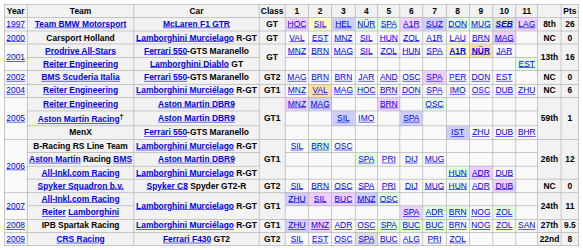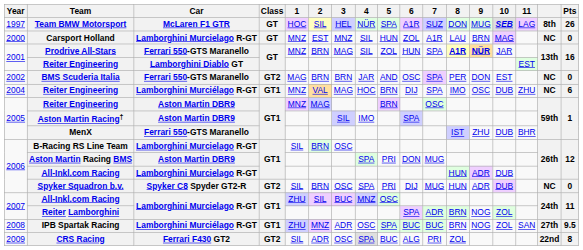(297, 37) VAL -> (297, 37) MNZ
(411, 90) DON -> (411, 90) DIJ
(411, 159) DIJ -> (411, 159) DON
(320, 239) EST -> (320, 239) ADR
